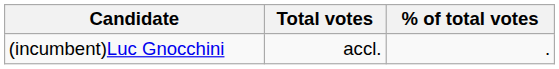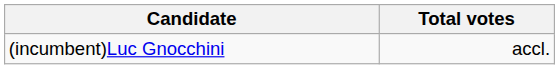- column: (470, 19)
